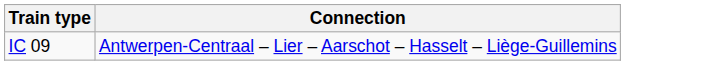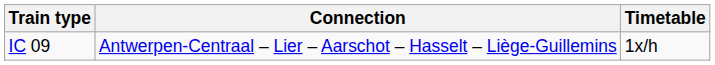+ column: (665, 18)
